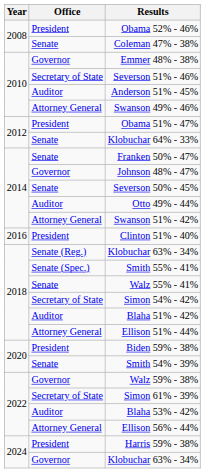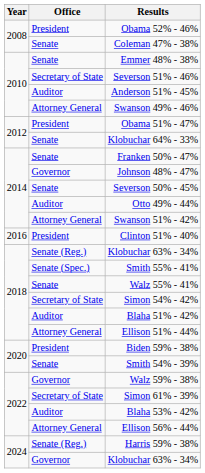(51, 60) Governor -> (45, 60) Senate
(50, 444) President -> (59, 444) Senate (Reg.)
